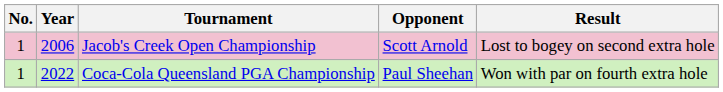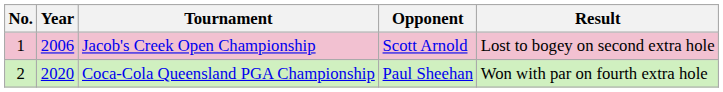(21, 73) 1 -> (21, 73) 2
(58, 73) 2022 -> (58, 73) 2020
